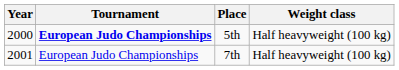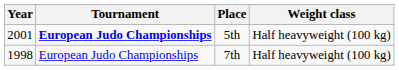(20, 34) 2000 -> (20, 34) 2001
(20, 55) 2001 -> (20, 55) 1998
